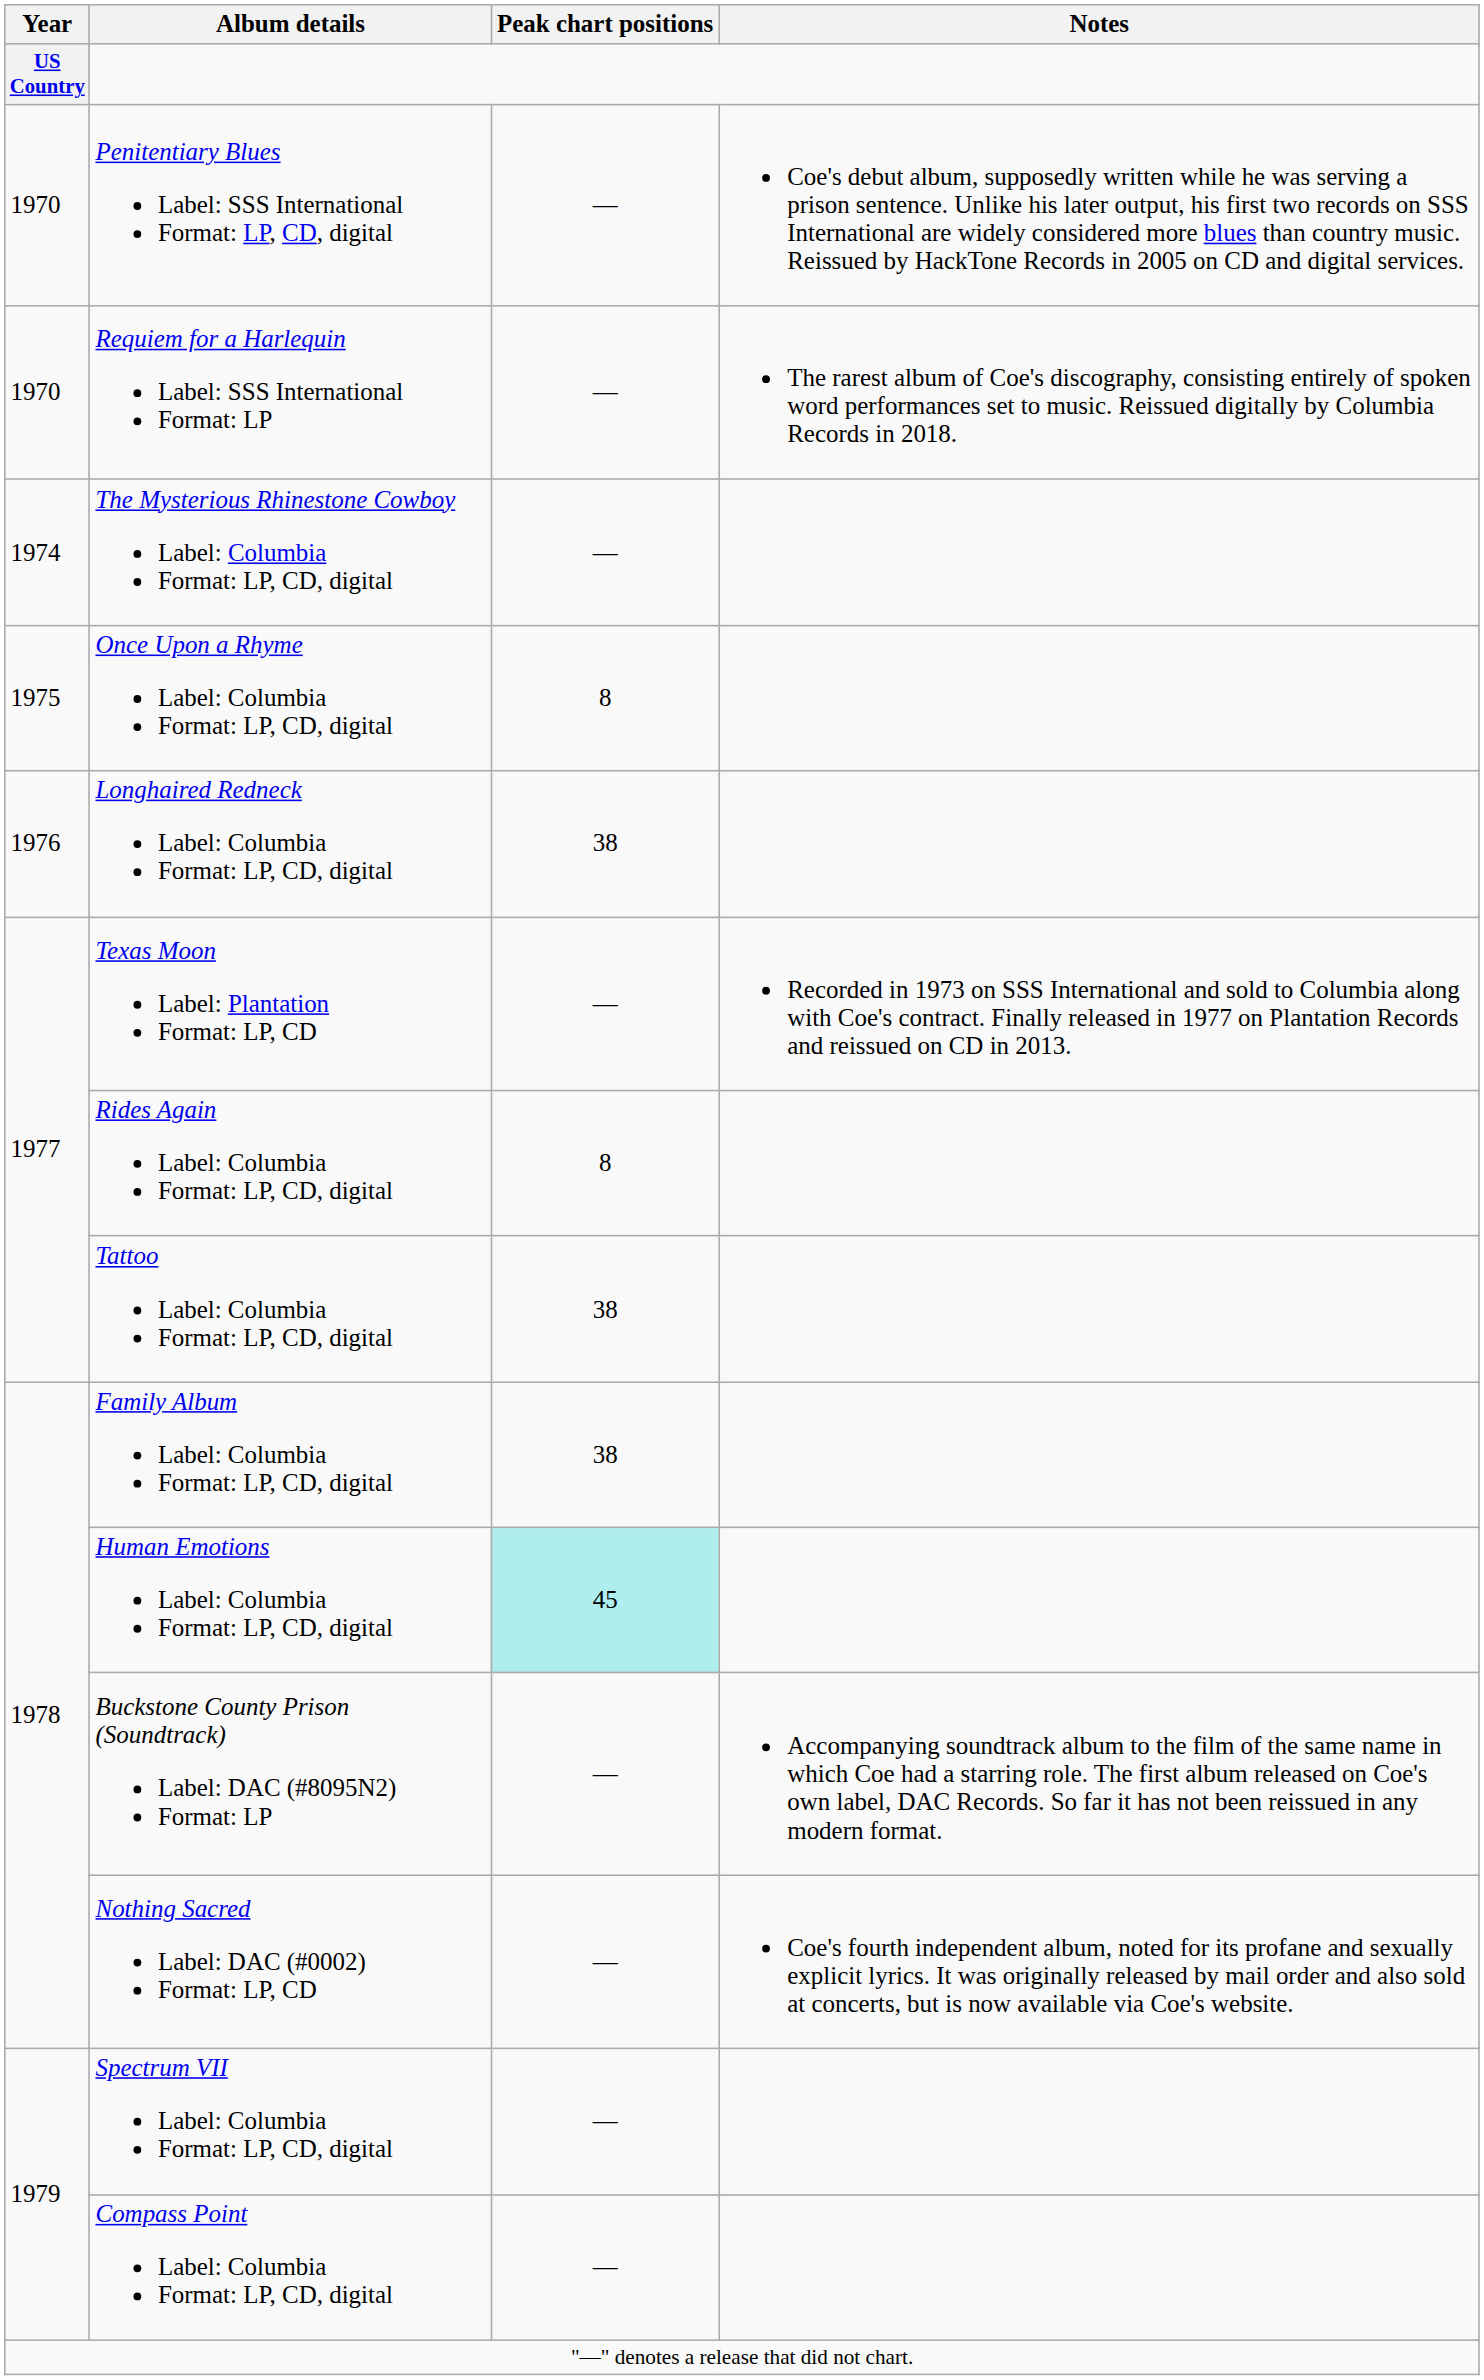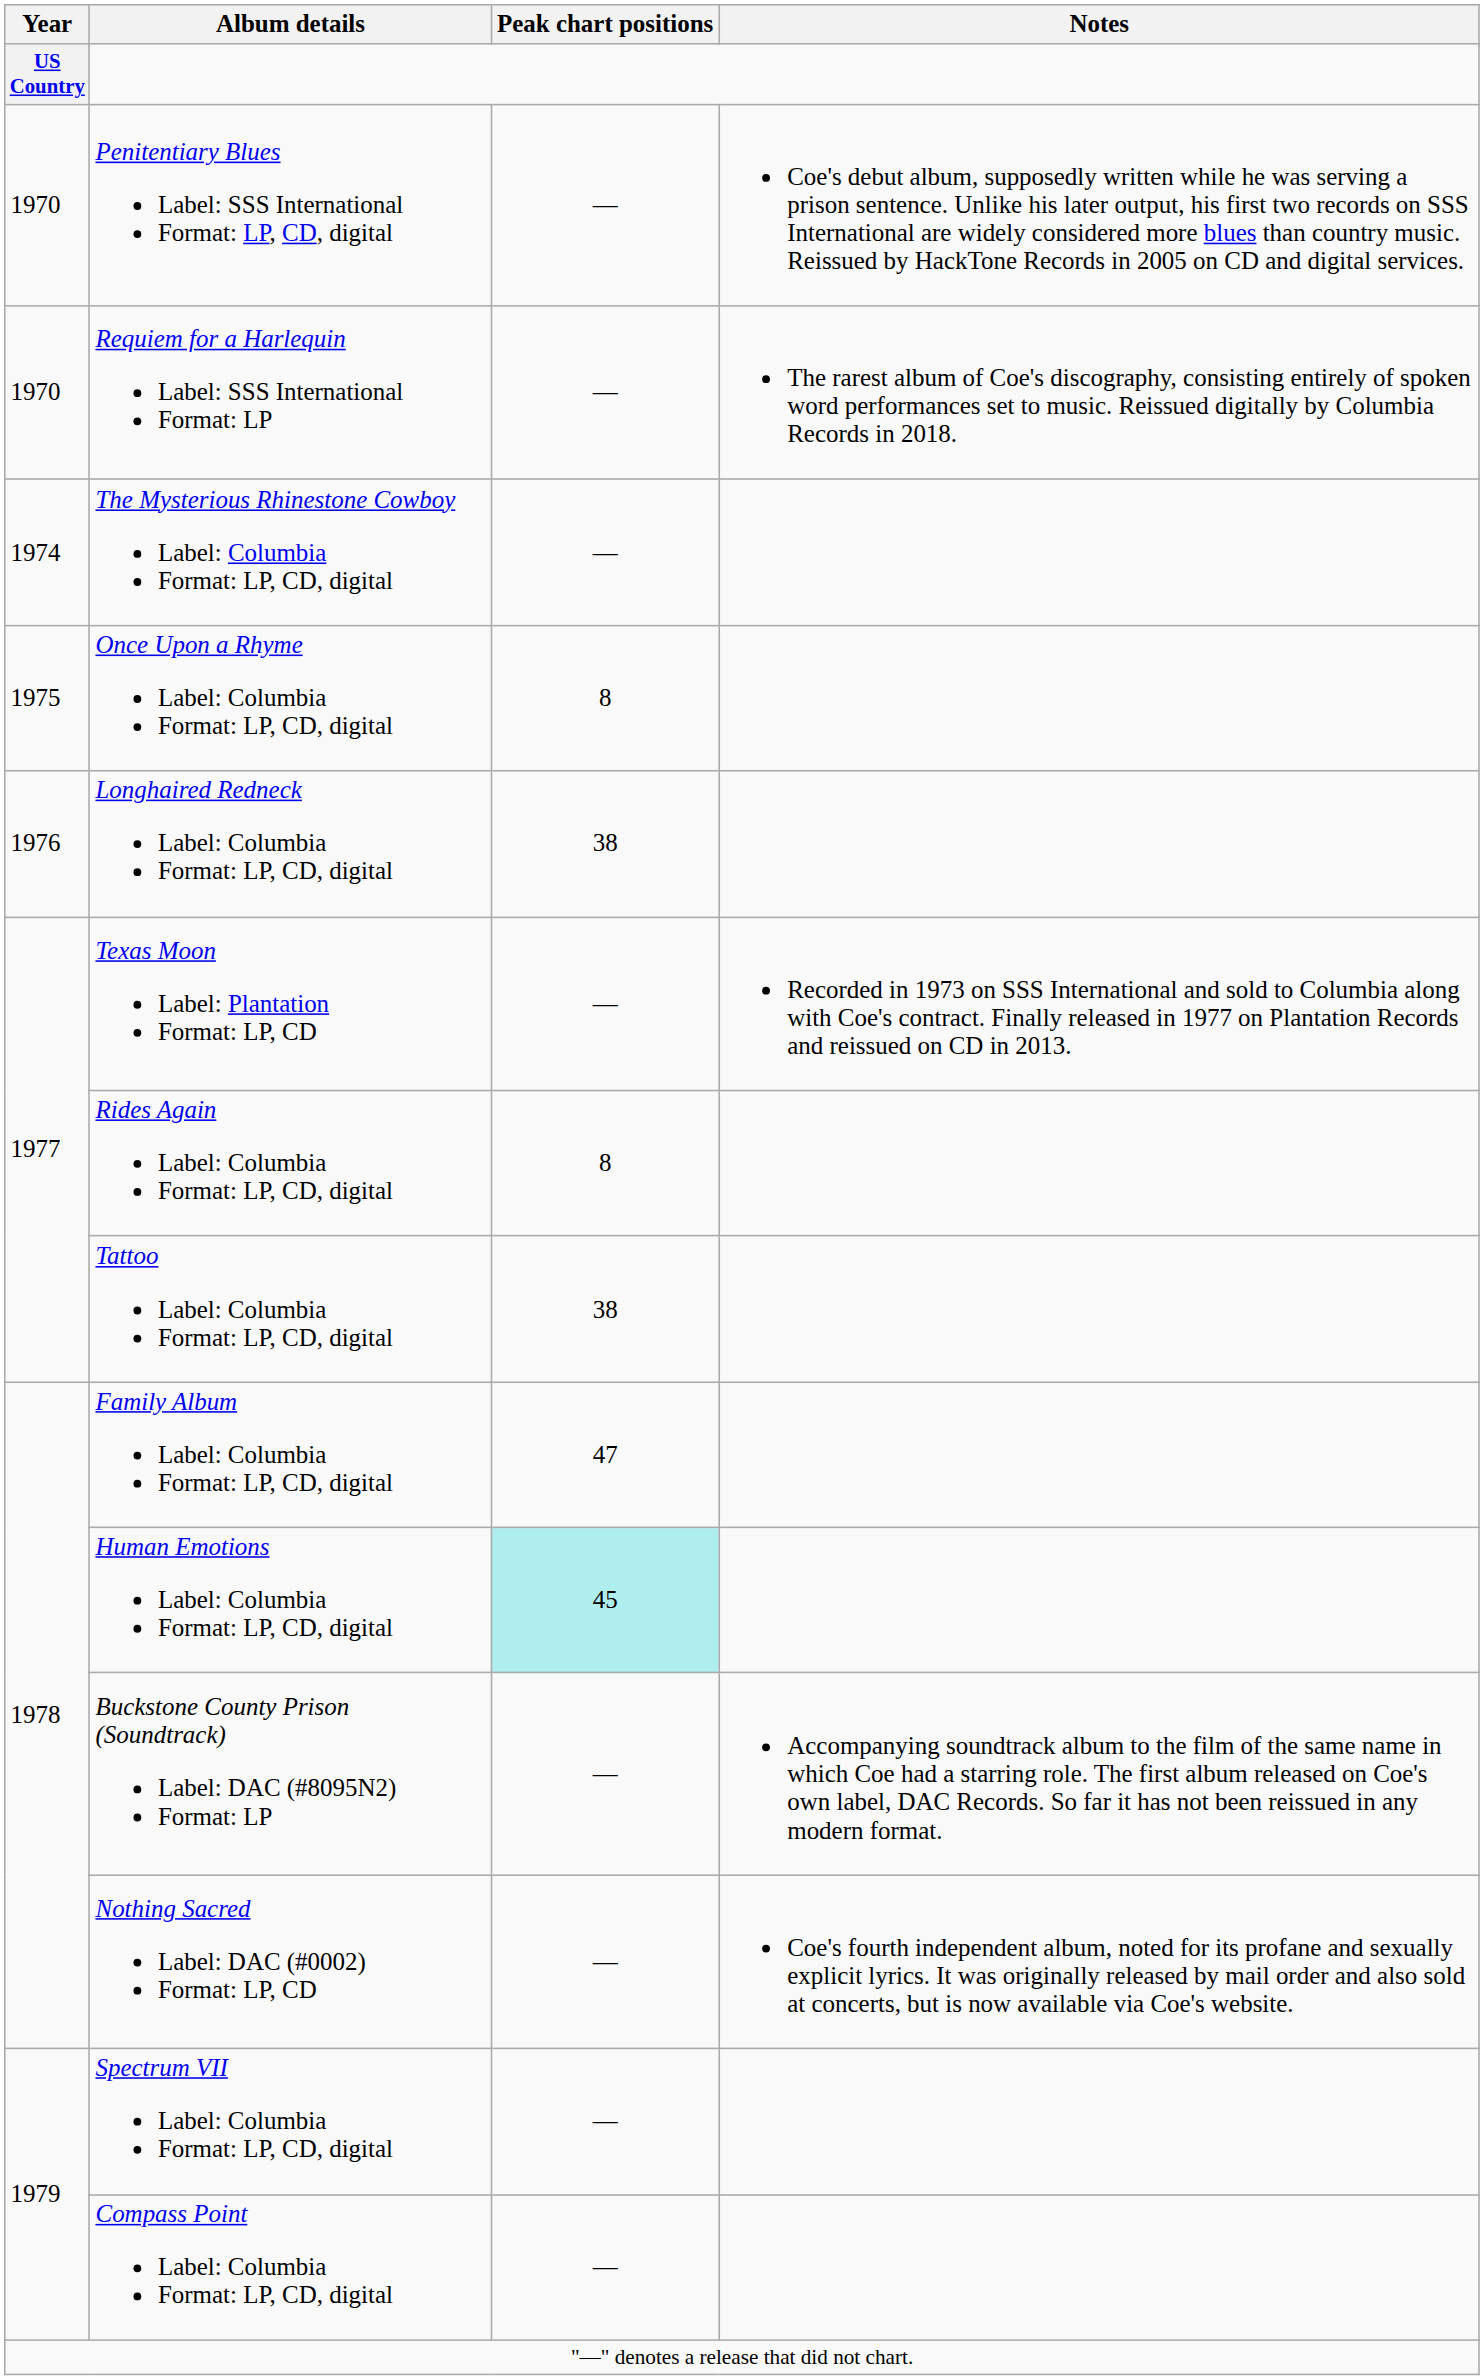(605, 1454) 38 -> (605, 1454) 47
